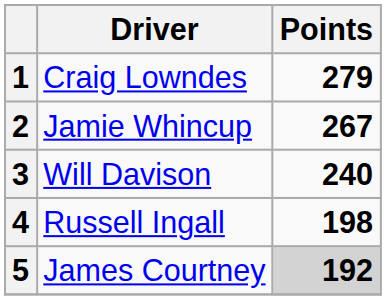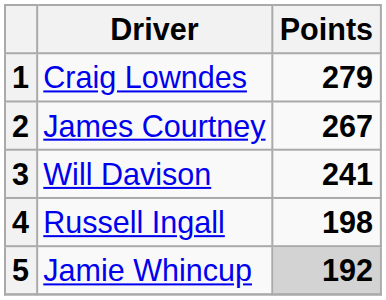(148, 126) Jamie Whincup -> (154, 126) James Courtney
(348, 174) 240 -> (348, 174) 241
(154, 271) James Courtney -> (148, 271) Jamie Whincup
